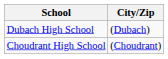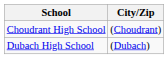rows swapped: (56, 45) <-> (50, 29)
